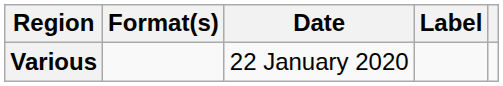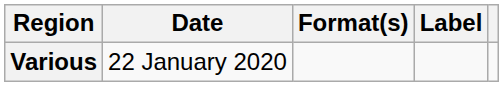columns swapped: (319, 23) <-> (163, 23)
